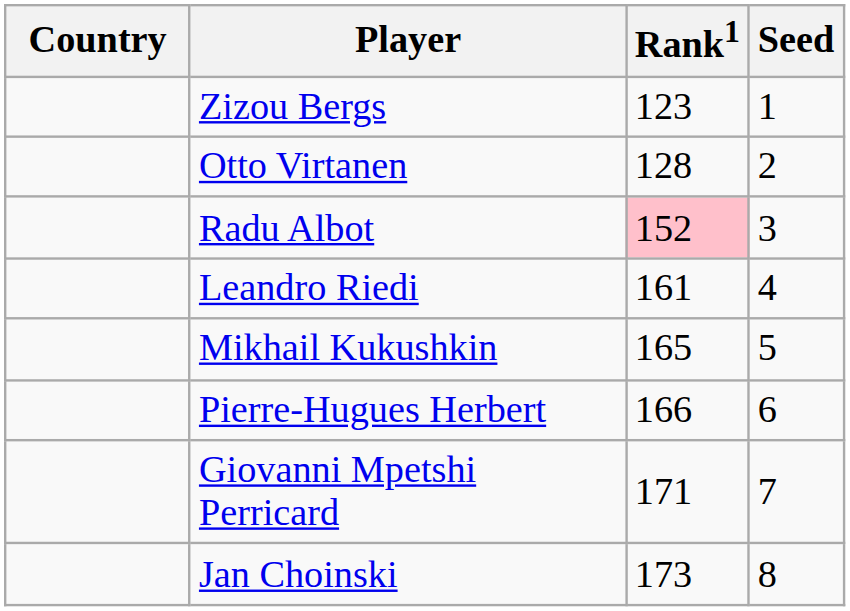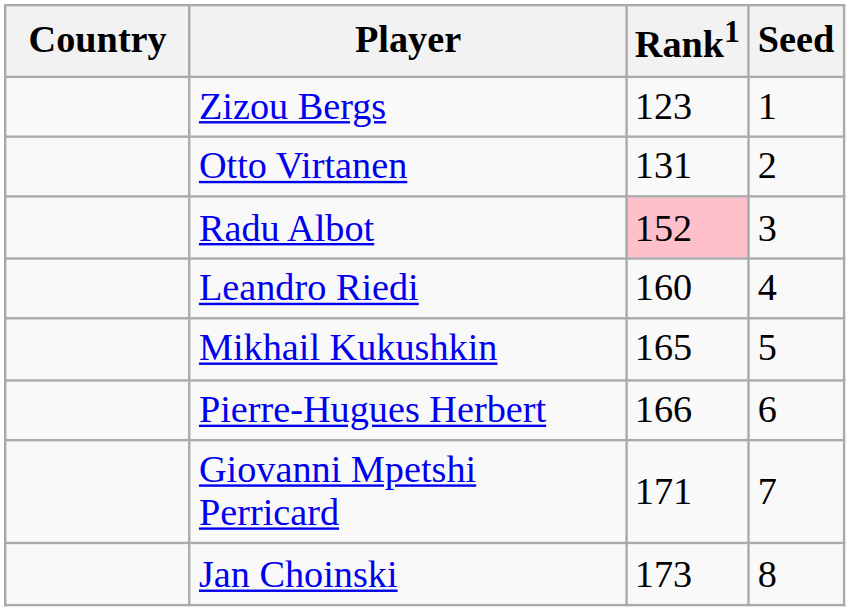(663, 166) 128 -> (663, 166) 131
(663, 287) 161 -> (663, 287) 160
